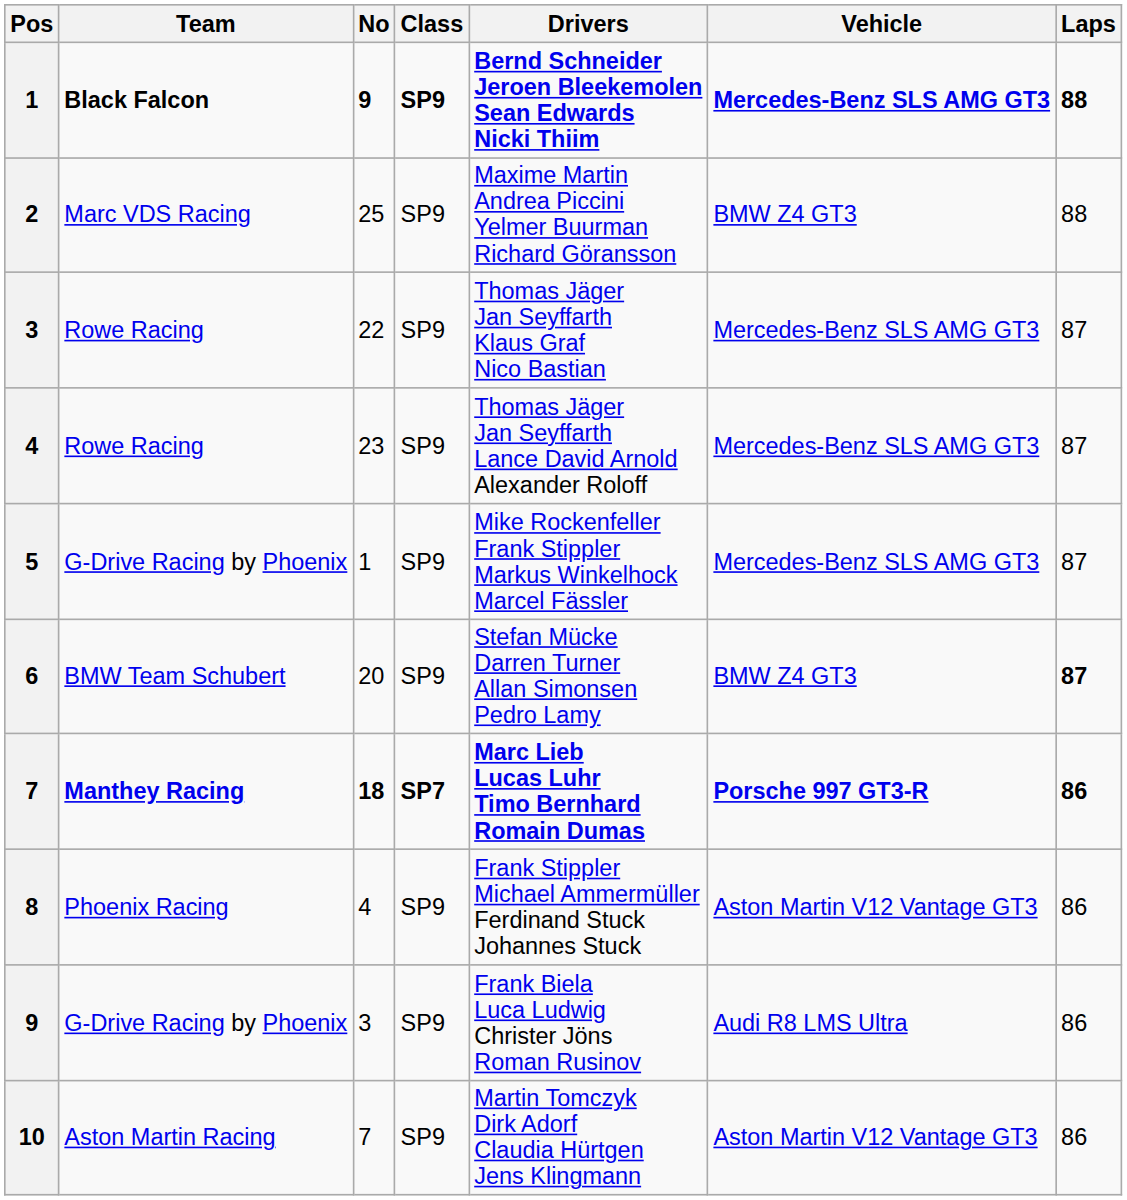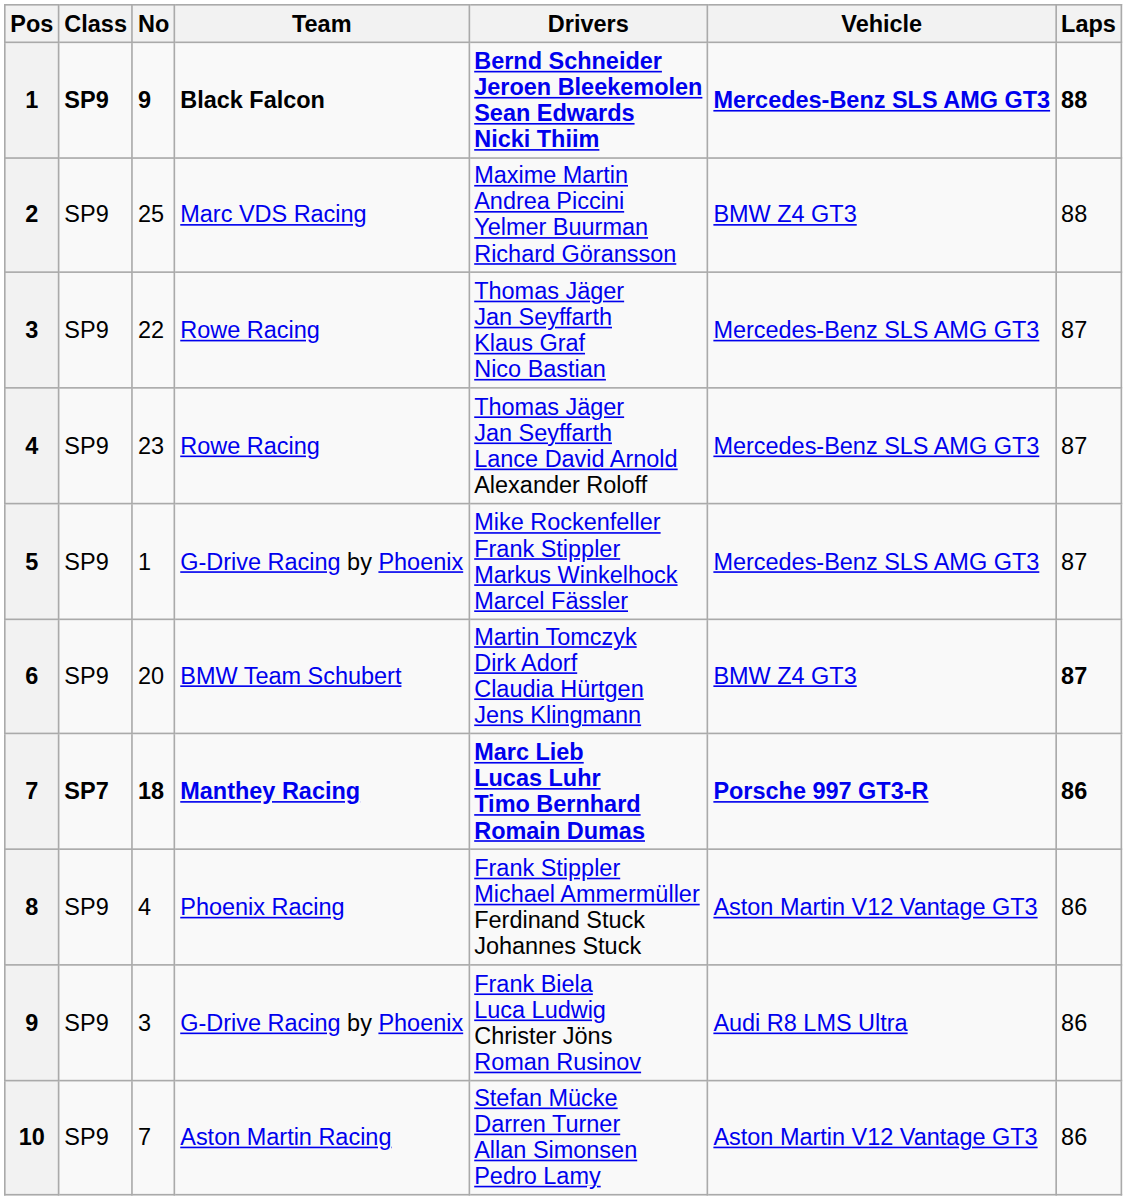columns swapped: (432, 24) <-> (206, 24)
(556, 677) Stefan Mücke Darren Turner Allan Simonsen Pedro Lamy -> (559, 677) Martin Tomczyk Dirk Adorf Claudia Hürtgen Jens Klingmann
(559, 1138) Martin Tomczyk Dirk Adorf Claudia Hürtgen Jens Klingmann -> (556, 1138) Stefan Mücke Darren Turner Allan Simonsen Pedro Lamy
